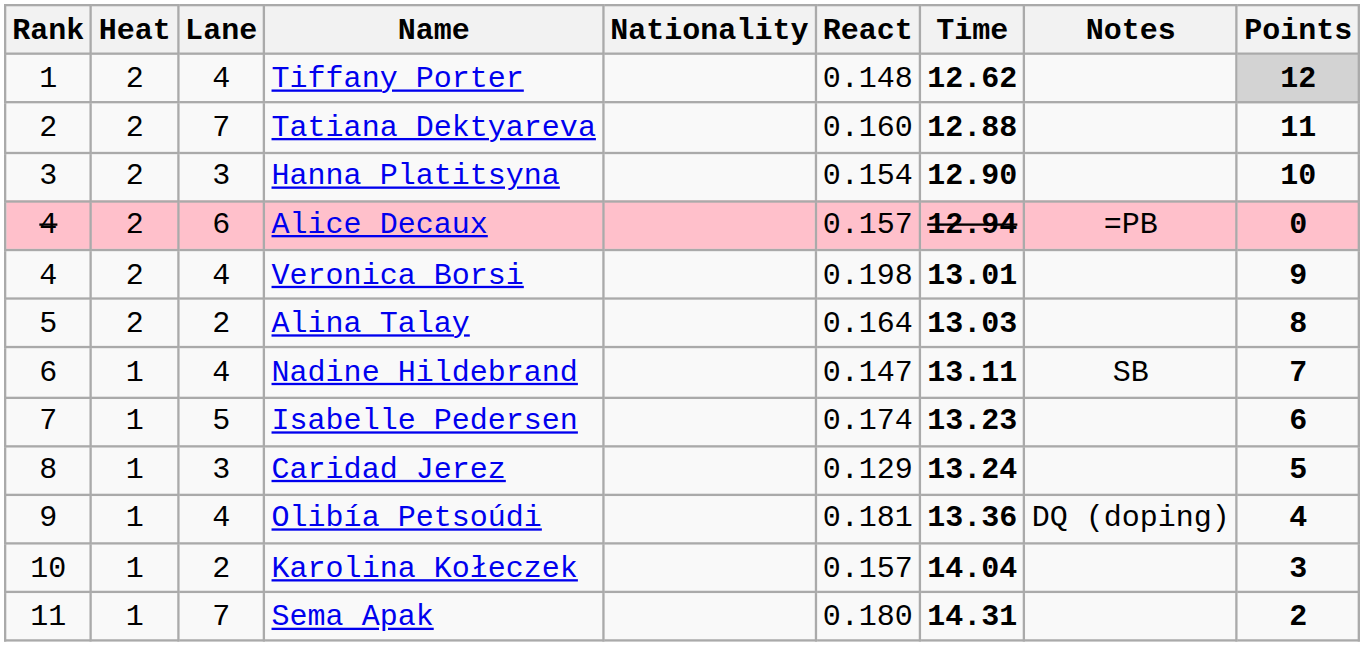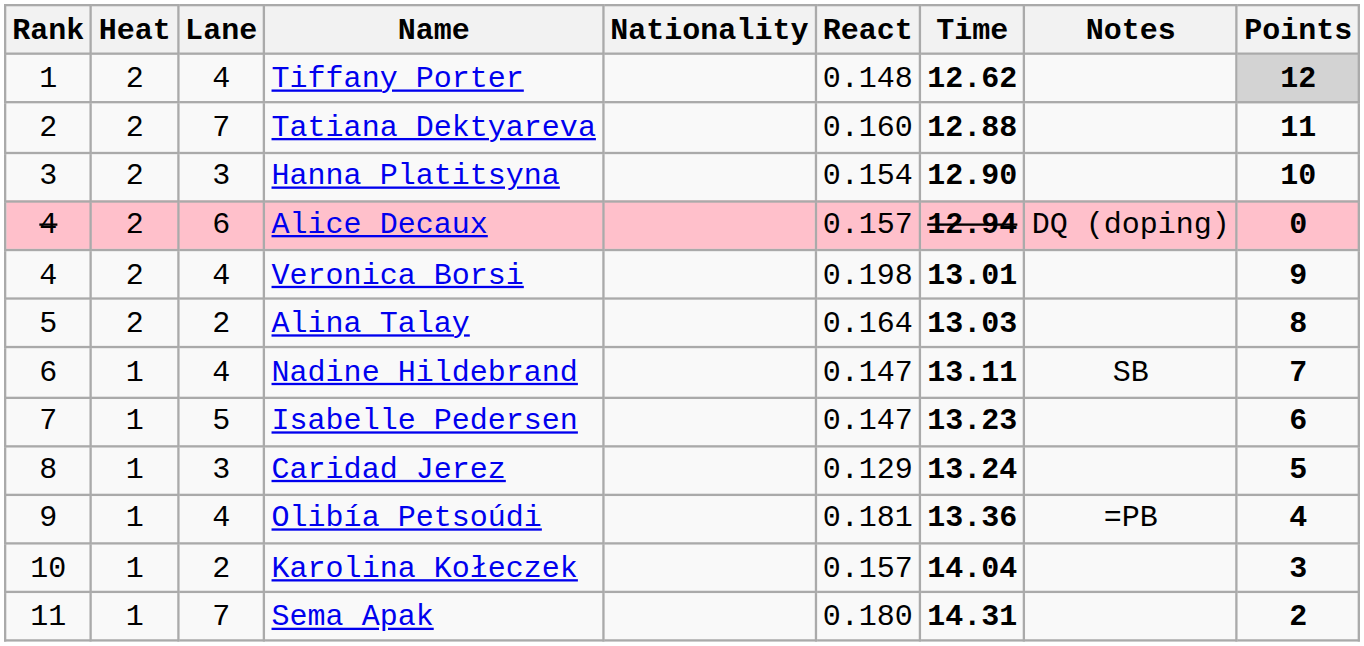(1131, 225) =PB -> (1131, 225) DQ (doping)
(868, 421) 0.174 -> (868, 421) 0.147
(1131, 519) DQ (doping) -> (1131, 519) =PB
